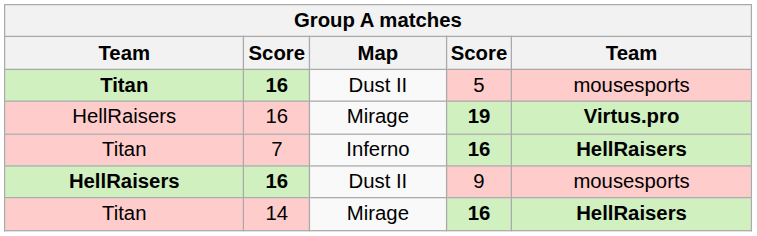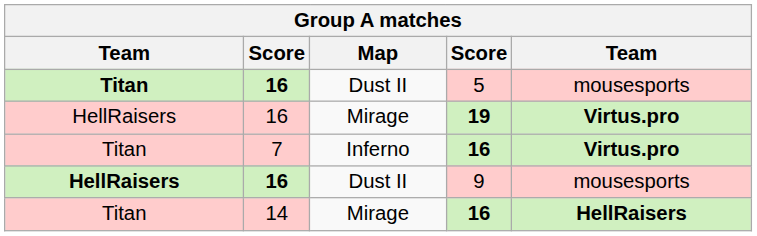(632, 149) HellRaisers -> (632, 149) Virtus.pro
